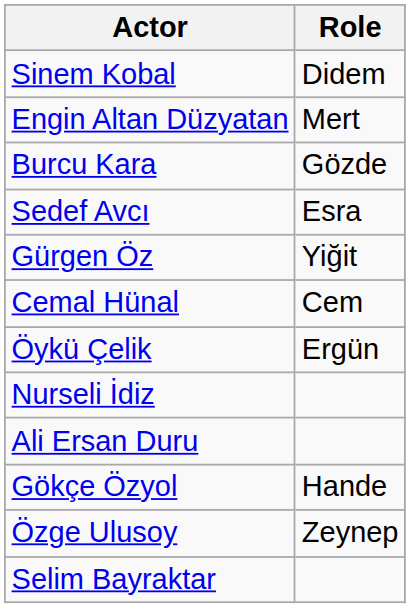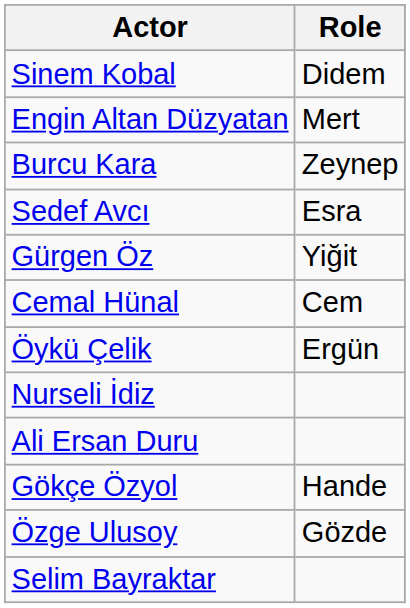(345, 165) Gözde -> (350, 165) Zeynep
(350, 532) Zeynep -> (345, 532) Gözde
